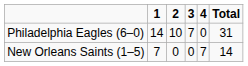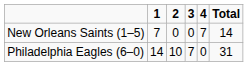rows swapped: (76, 33) <-> (76, 52)
